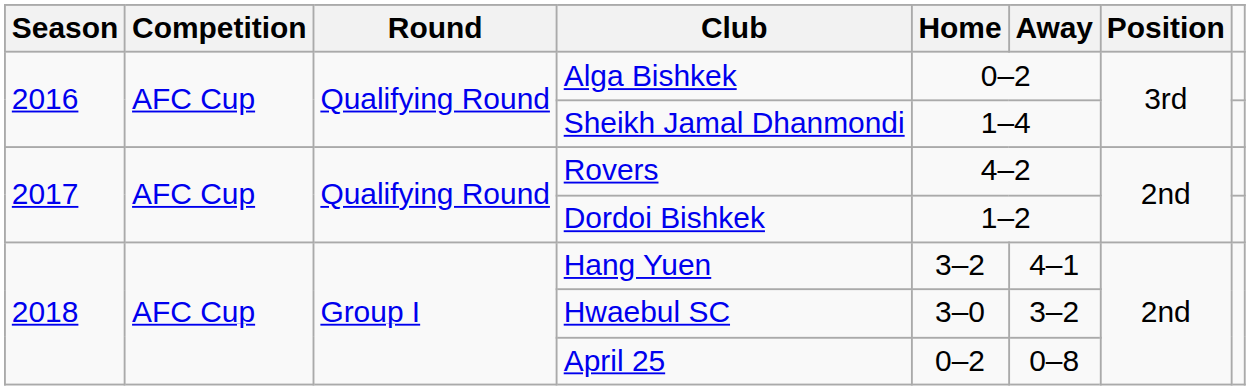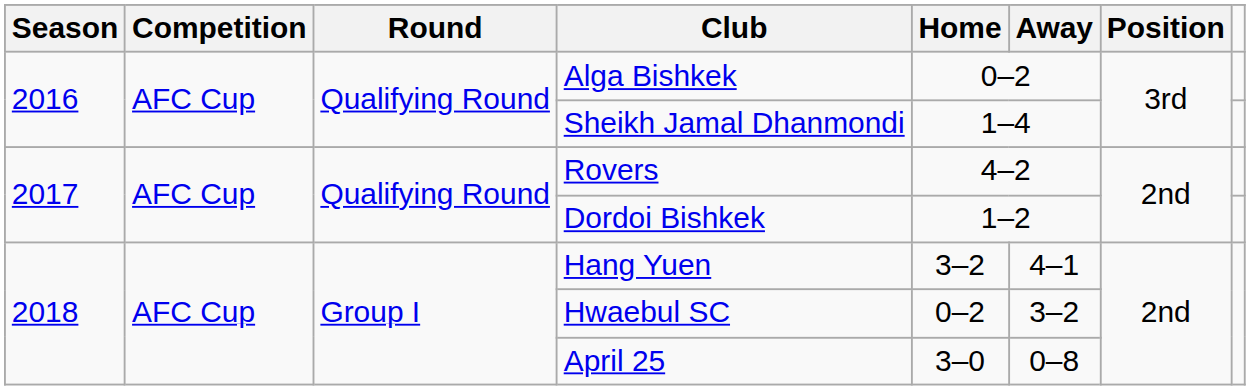(960, 312) 3–0 -> (960, 312) 0–2
(960, 360) 0–2 -> (960, 360) 3–0
